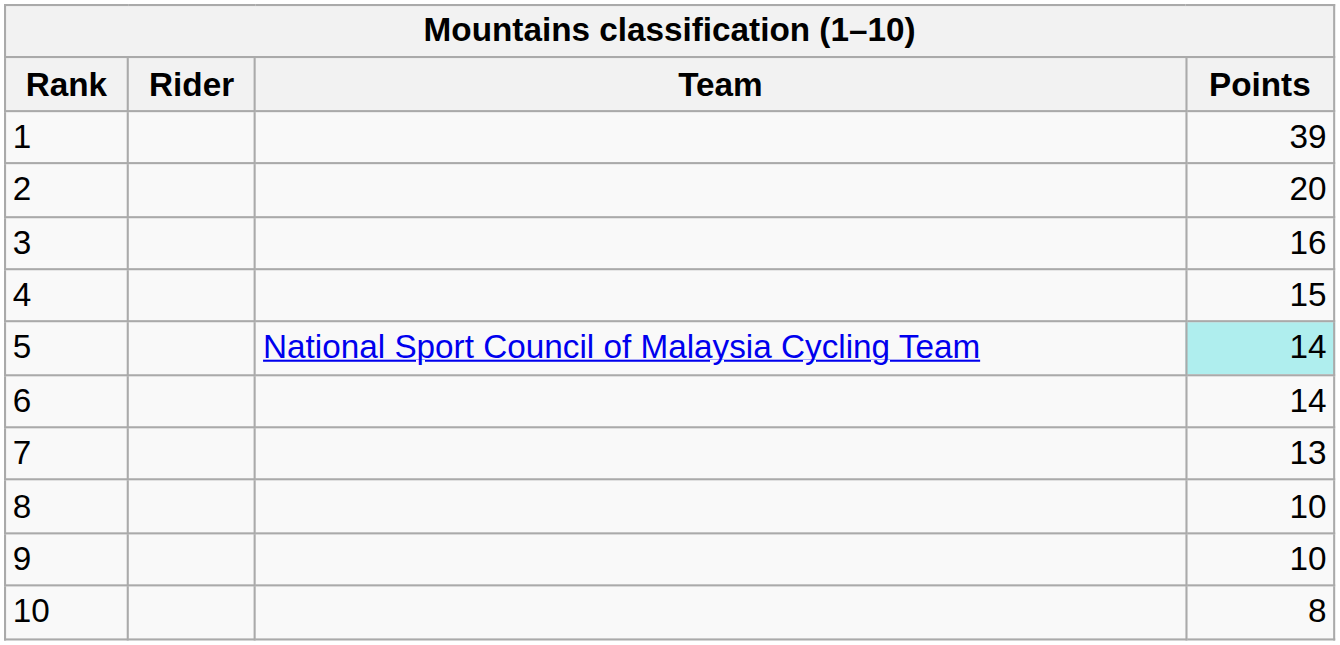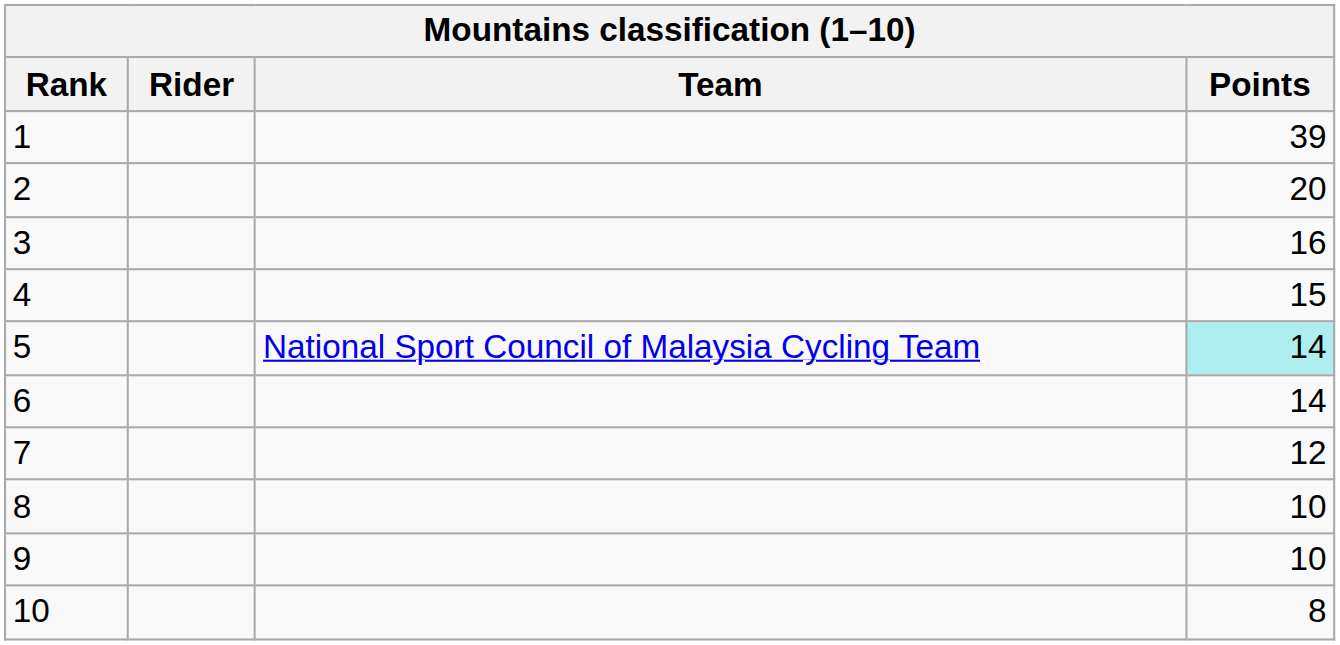(1308, 453) 13 -> (1308, 453) 12
